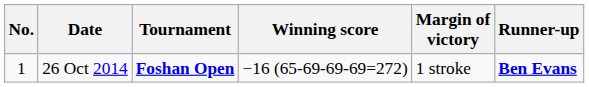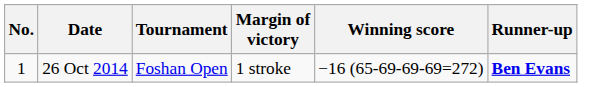columns swapped: (325, 29) <-> (453, 29)
(185, 68) bold -> (182, 68) normal
